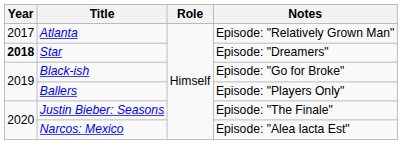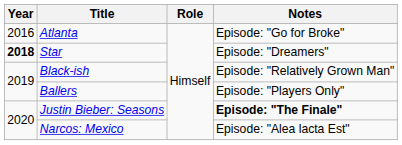(21, 33) 2017 -> (21, 33) 2016
(305, 33) Episode: "Relatively Grown Man" -> (280, 33) Episode: "Go for Broke"
(280, 71) Episode: "Go for Broke" -> (305, 71) Episode: "Relatively Grown Man"
(274, 110) normal -> (279, 110) bold
